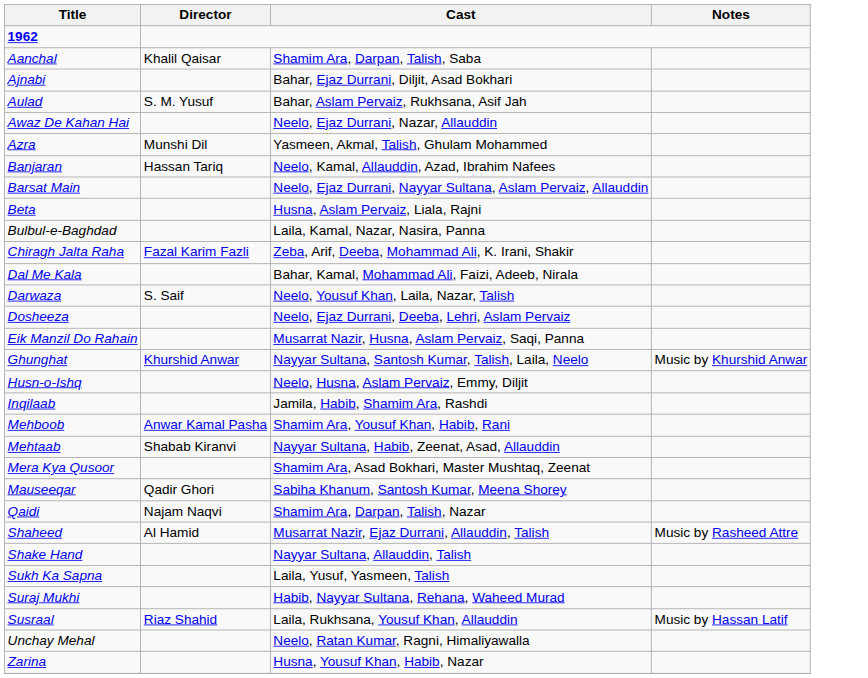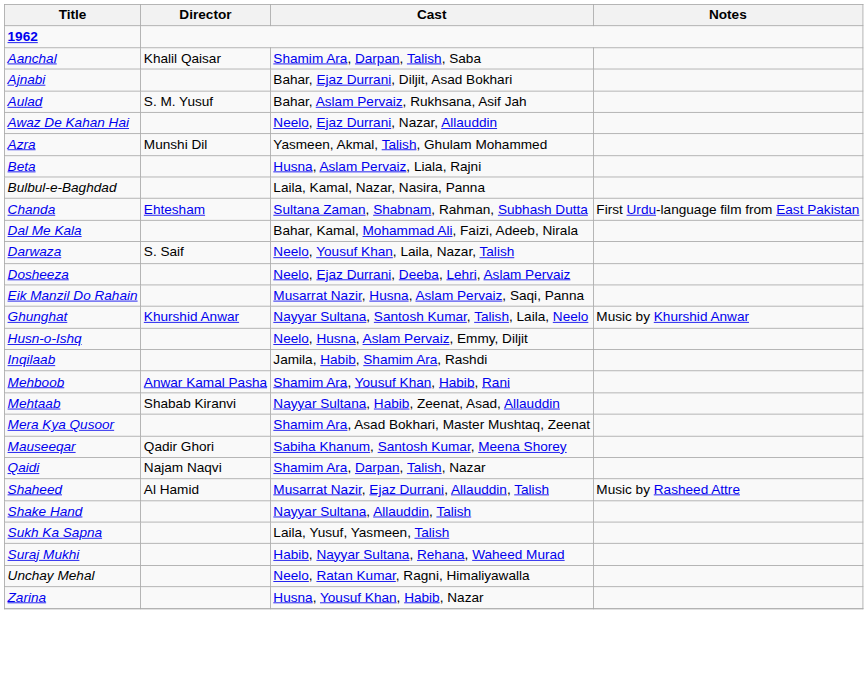- row: (35, 166)
- row: (44, 187)
+ row: (31, 209)
- row: (66, 252)
- row: (31, 619)
